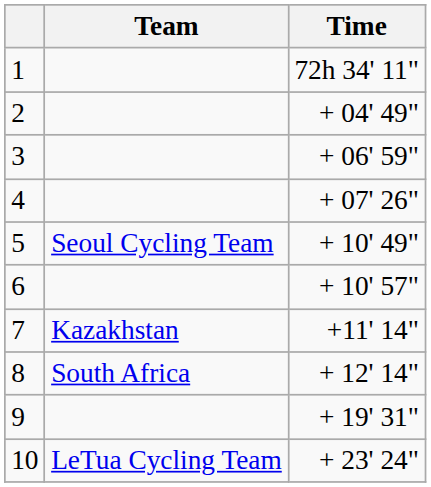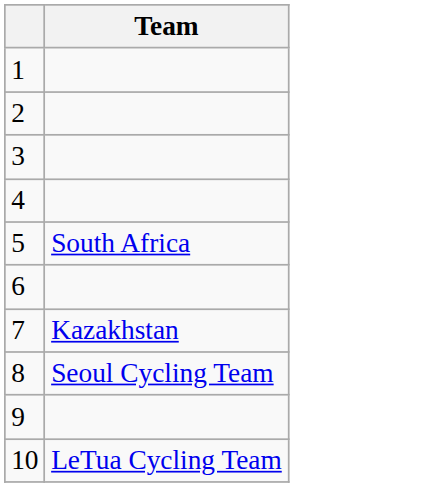- column: (357, 26)
(162, 243) Seoul Cycling Team -> (121, 243) South Africa
(121, 373) South Africa -> (162, 373) Seoul Cycling Team
